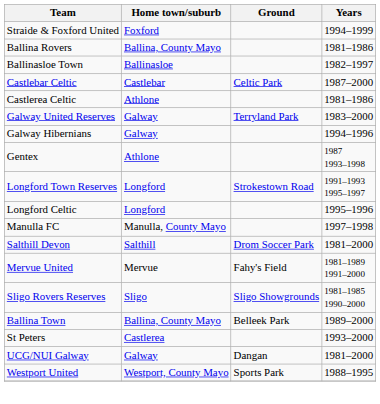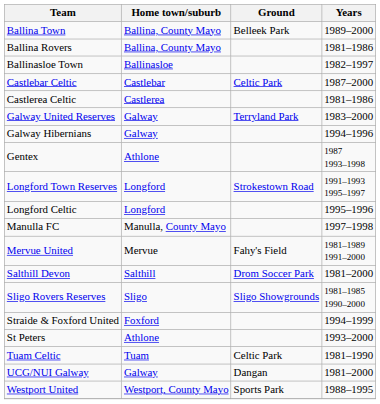rows swapped: (36, 320) <-> (63, 30)
(142, 99) Athlone -> (144, 99) Castlerea
rows swapped: (40, 268) <-> (38, 244)
(144, 338) Castlerea -> (142, 338) Athlone
+ row: (34, 355)
